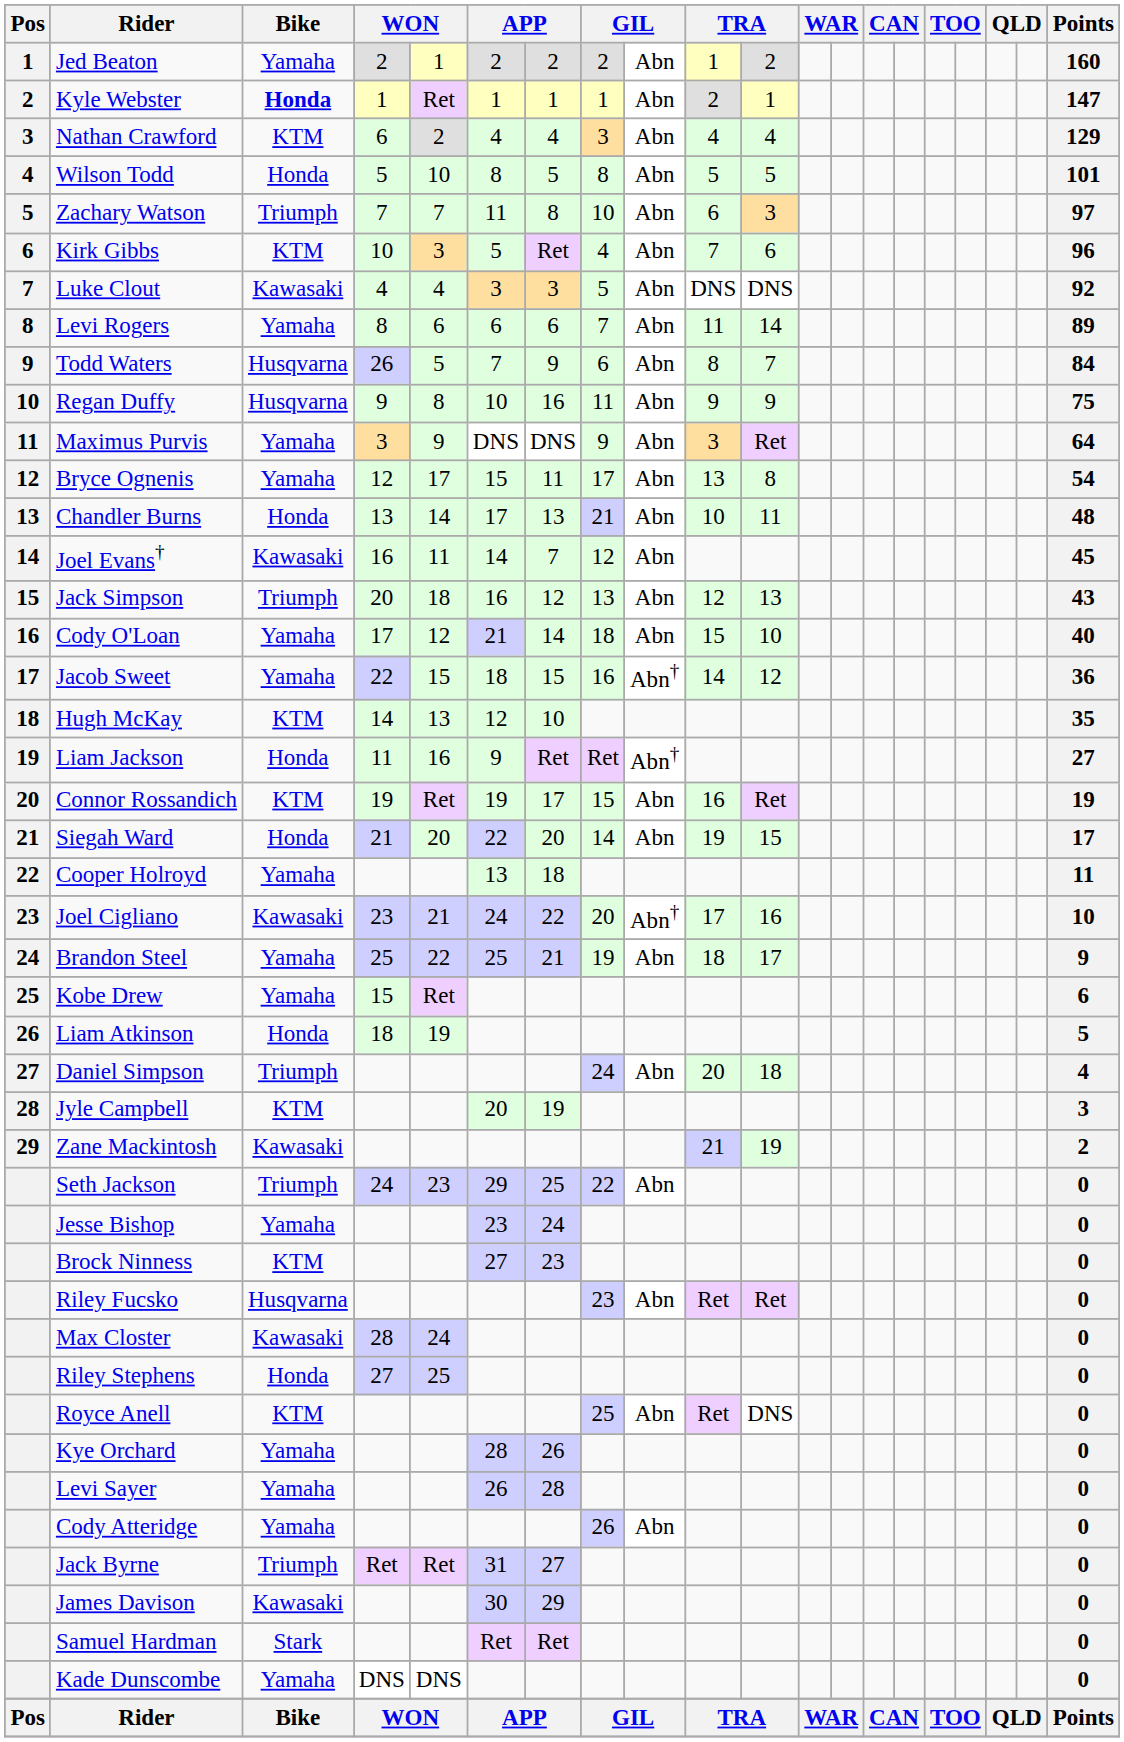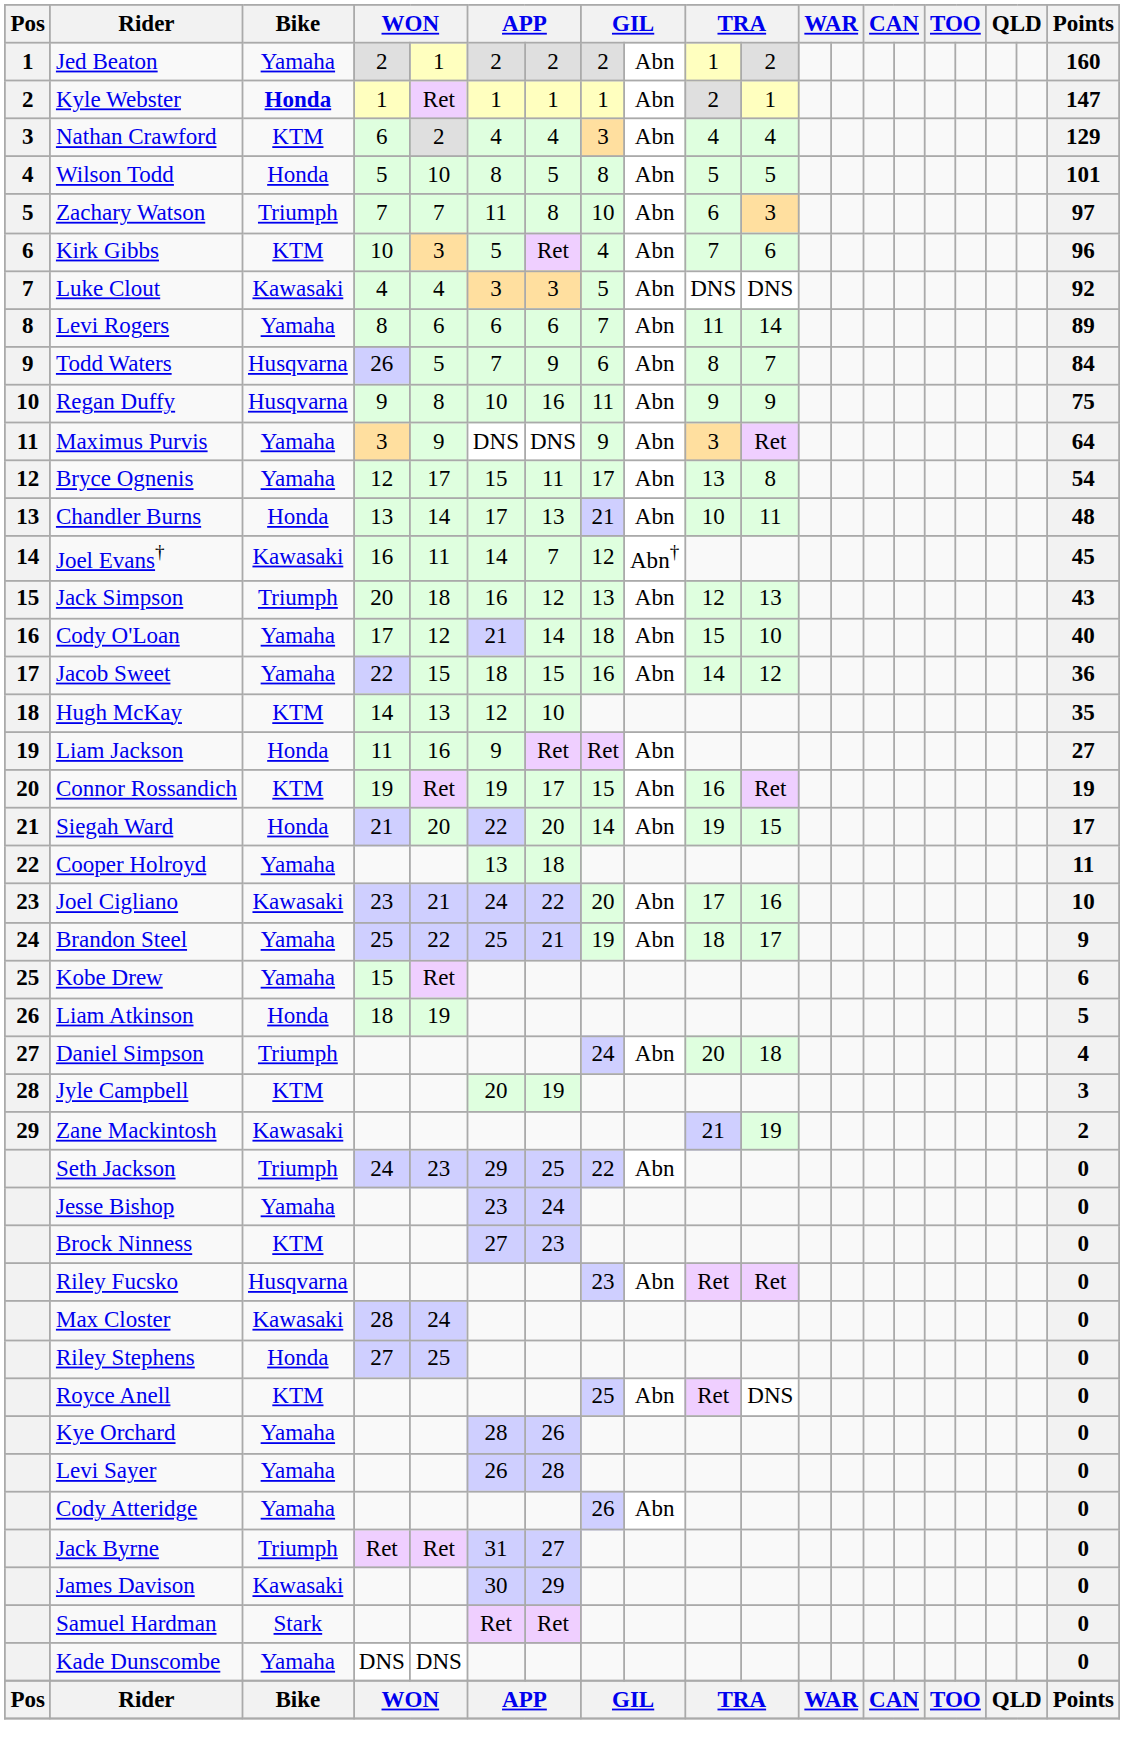(655, 557) Abn -> (655, 557) Abn†
(655, 677) Abn† -> (655, 674) Abn
(655, 759) Abn† -> (655, 750) Abn
(655, 917) Abn† -> (655, 902) Abn
